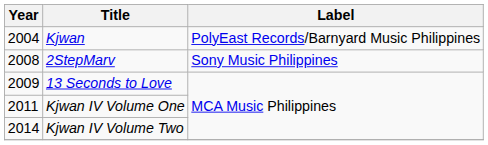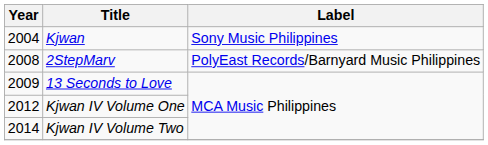(336, 38) PolyEast Records/Barnyard Music Philippines -> (265, 38) Sony Music Philippines
(265, 60) Sony Music Philippines -> (336, 60) PolyEast Records/Barnyard Music Philippines
(23, 106) 2011 -> (24, 106) 2012
